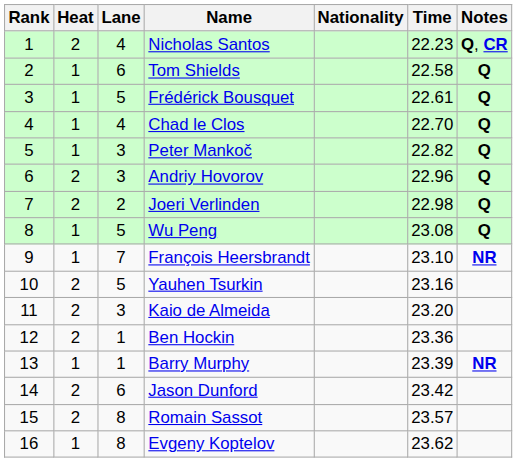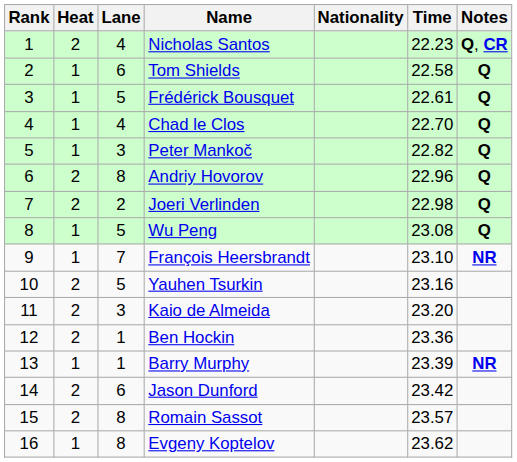(121, 177) 3 -> (121, 177) 8
